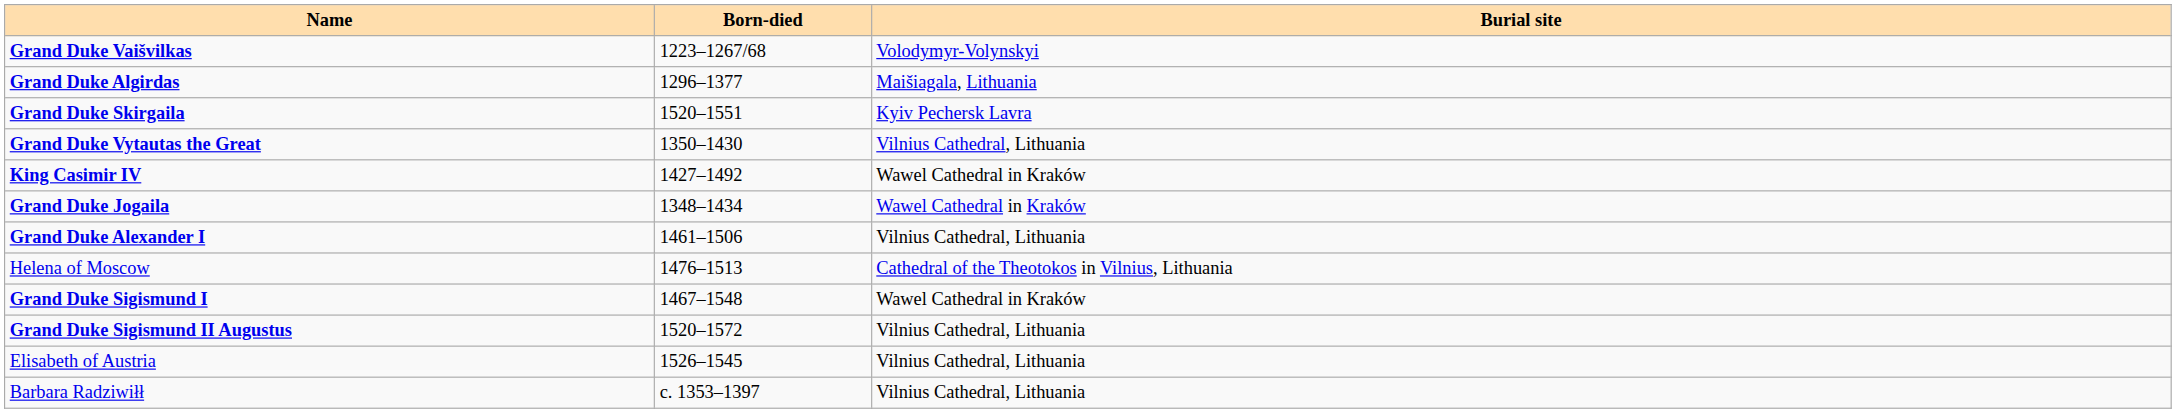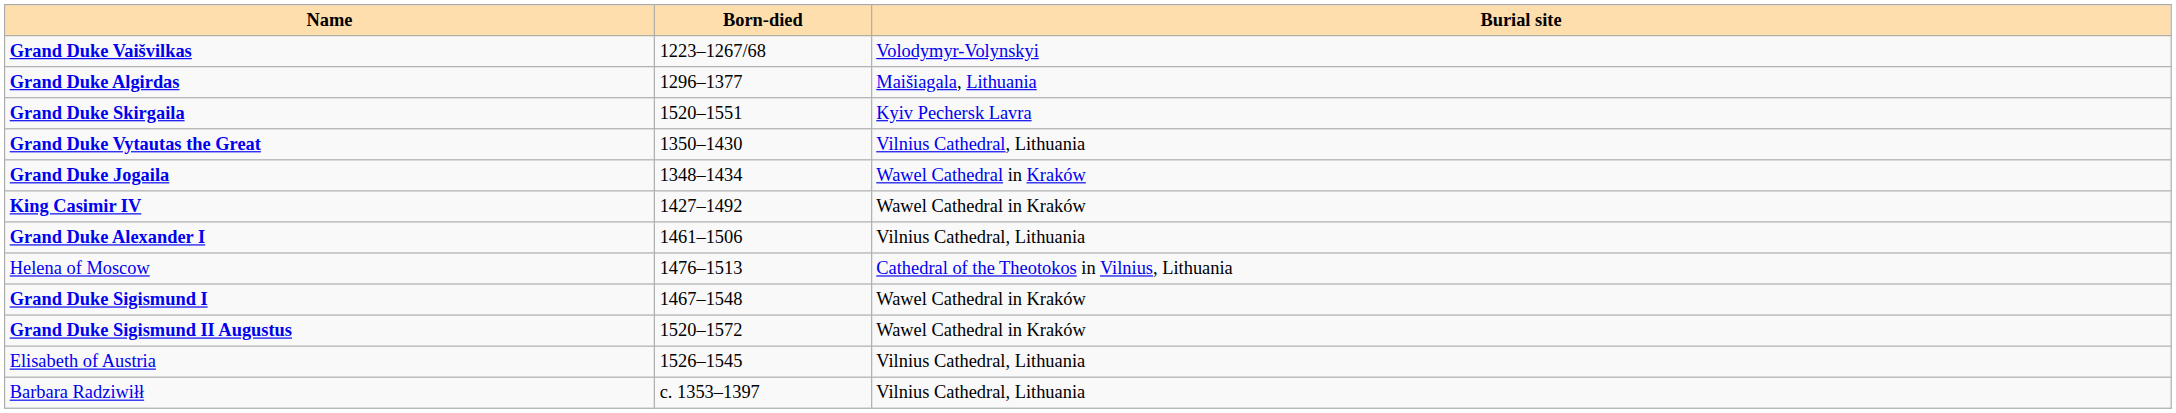rows swapped: (89, 206) <-> (76, 175)
(981, 330) Vilnius Cathedral, Lithuania -> (981, 330) Wawel Cathedral in Kraków
